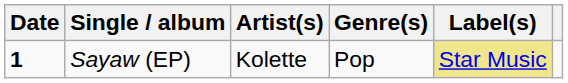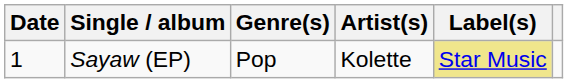columns swapped: (280, 22) <-> (381, 22)
(16, 58) bold -> (16, 58) normal
